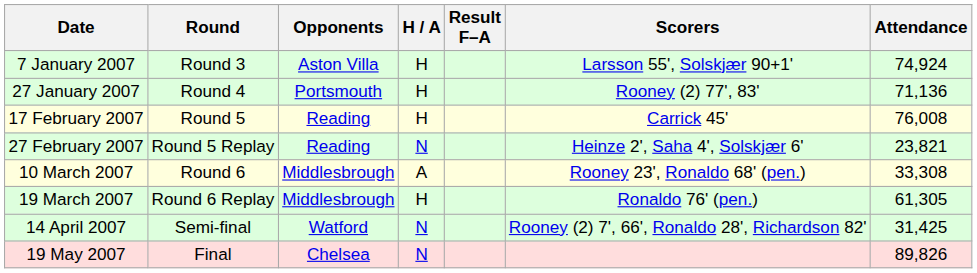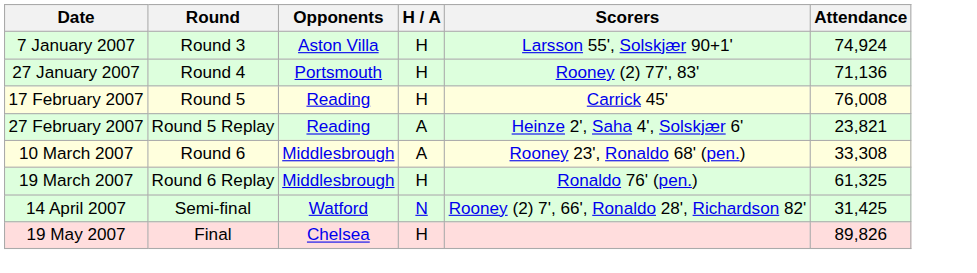- column: (475, 27)
(422, 145) N -> (422, 126) A
(921, 200) 61,305 -> (861, 180) 61,325
(422, 254) N -> (422, 235) H
